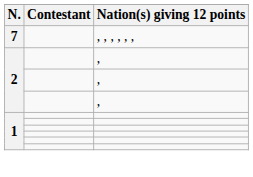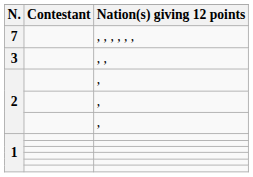+ row: (14, 58)
